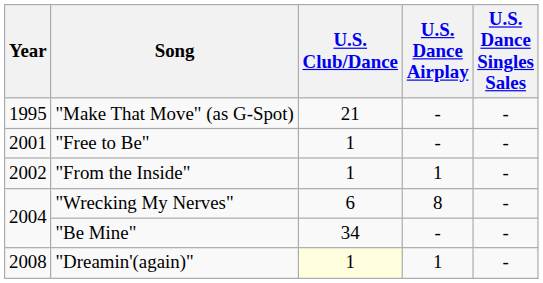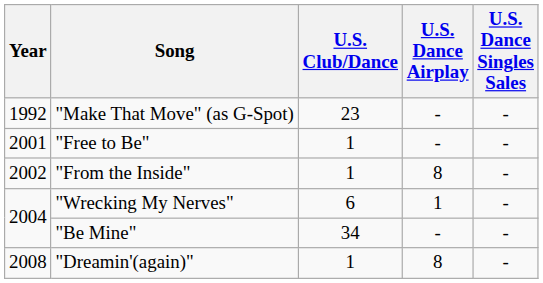(28, 113) 1995 -> (28, 113) 1992
(350, 113) 21 -> (350, 113) 23
(438, 173) 1 -> (438, 173) 8
(438, 202) 8 -> (438, 202) 1
(350, 262) lightyellow background -> (350, 262) no background
(438, 262) 1 -> (438, 262) 8
